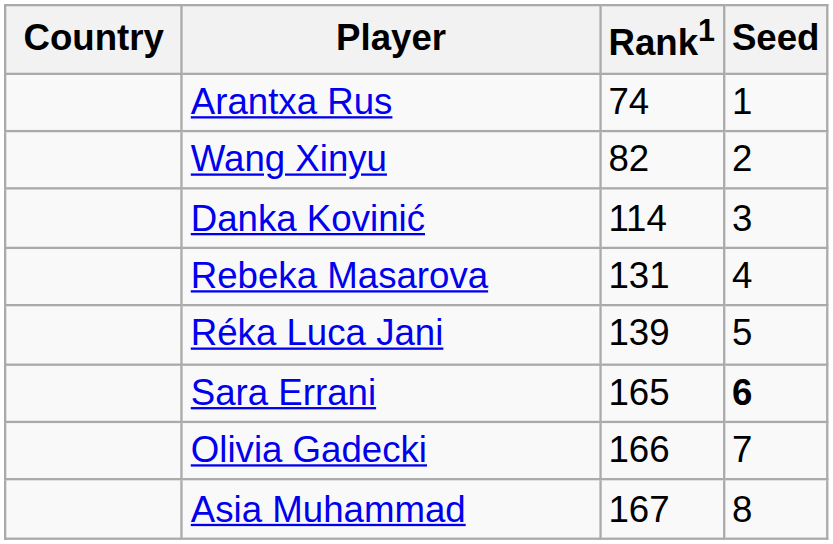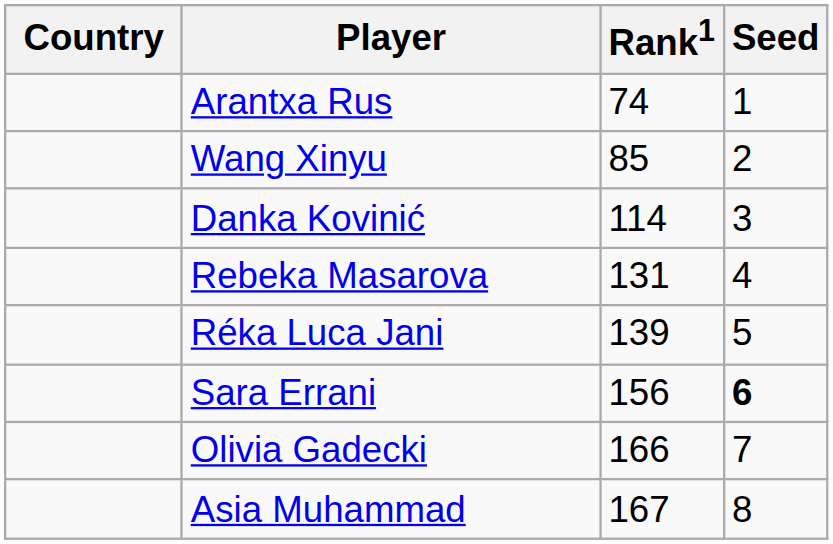(629, 159) 82 -> (629, 159) 85
(639, 392) 165 -> (639, 392) 156
